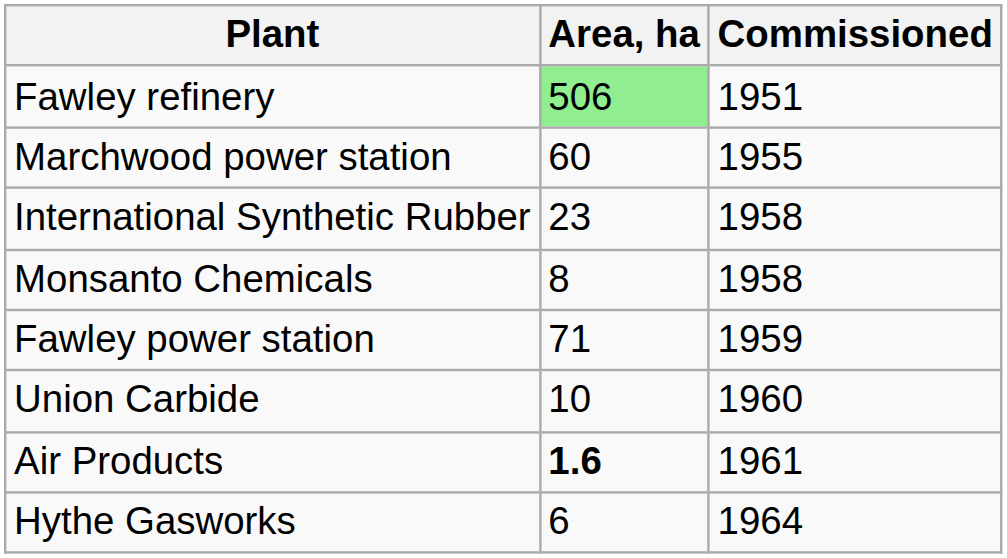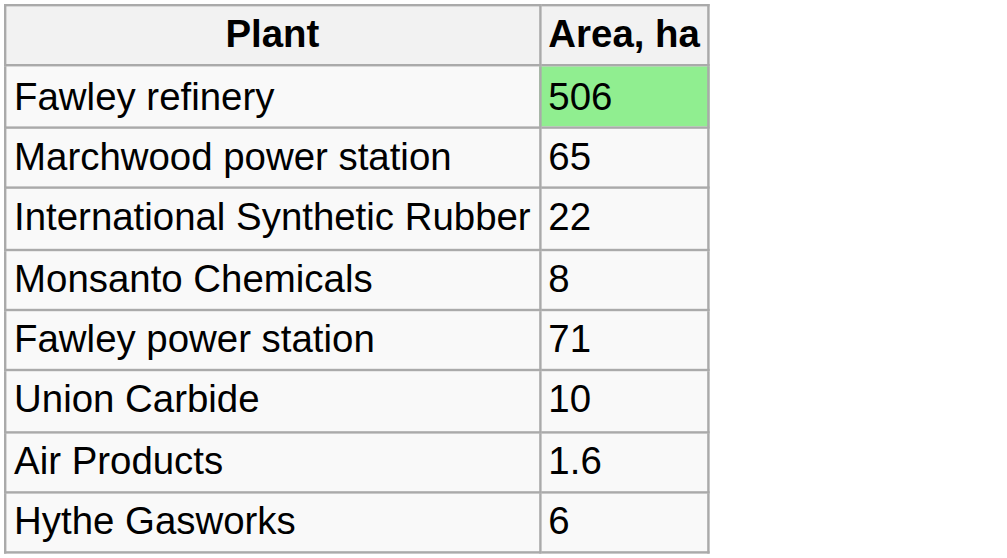- column: (855, 34)
(570, 156) 60 -> (570, 156) 65
(570, 217) 23 -> (570, 217) 22
(575, 461) bold -> (575, 461) normal
